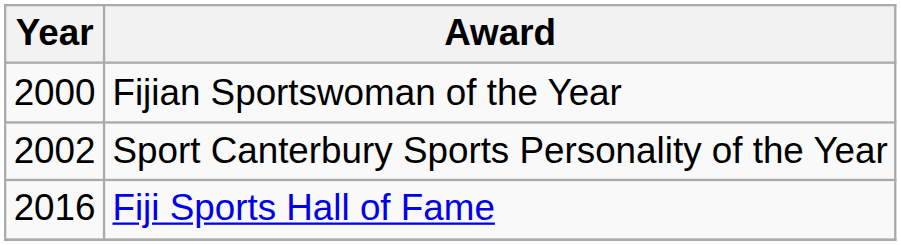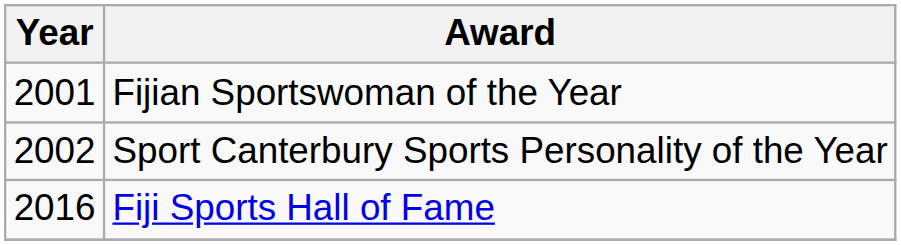(55, 92) 2000 -> (55, 92) 2001
